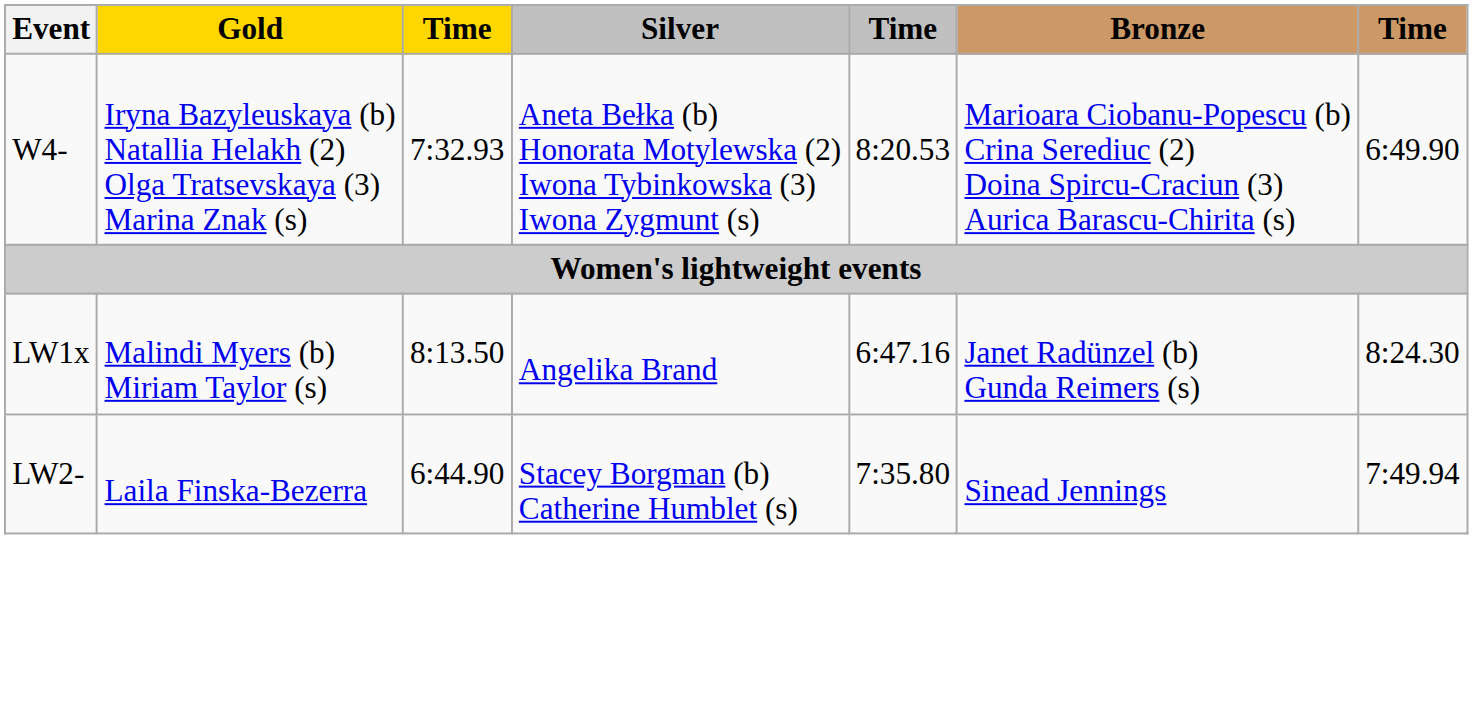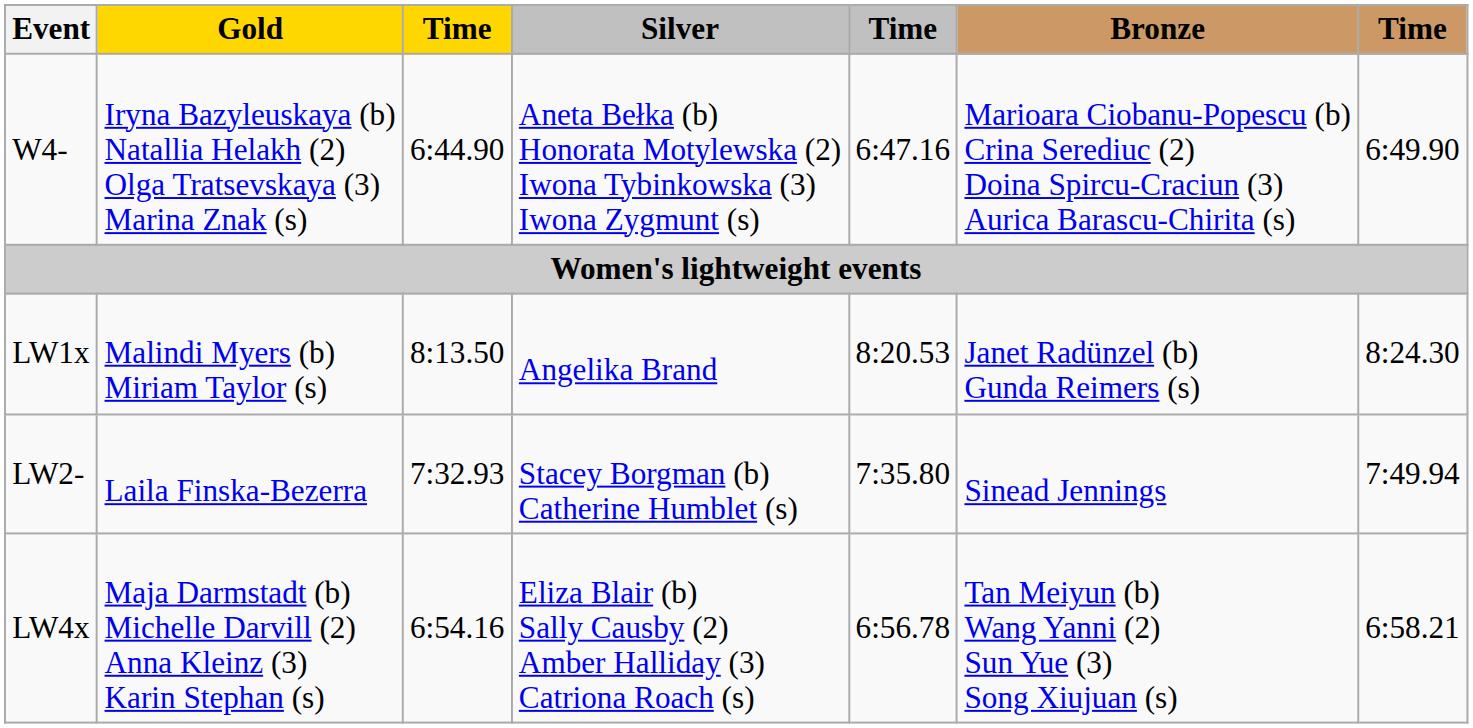(457, 148) 7:32.93 -> (457, 148) 6:44.90
(903, 148) 8:20.53 -> (903, 148) 6:47.16
(903, 353) 6:47.16 -> (903, 353) 8:20.53
(457, 472) 6:44.90 -> (457, 472) 7:32.93
+ row: (51, 627)
